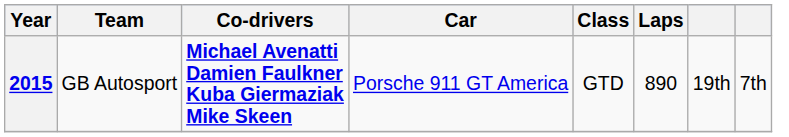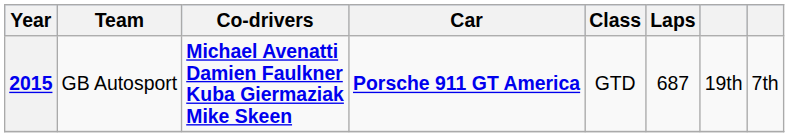(461, 84) normal -> (467, 84) bold
(661, 84) 890 -> (673, 84) 687
